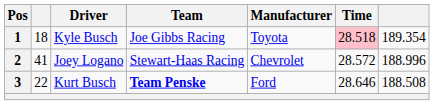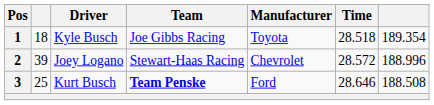(357, 38) pink background -> (357, 38) no background
(41, 60) 41 -> (41, 60) 39
(41, 82) 22 -> (41, 82) 25
